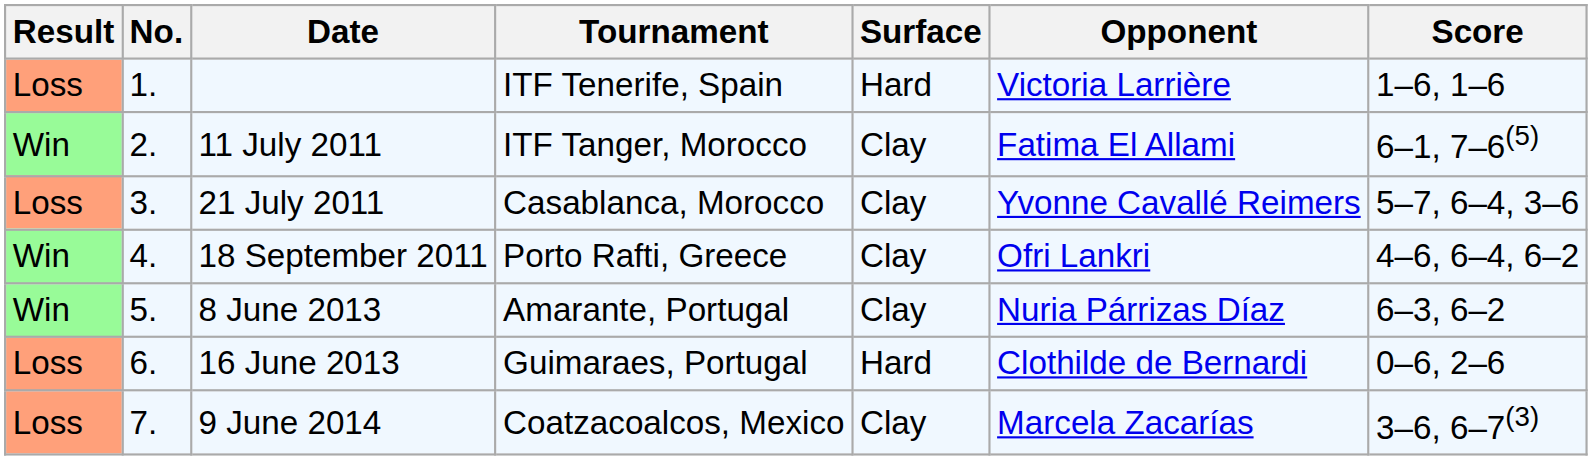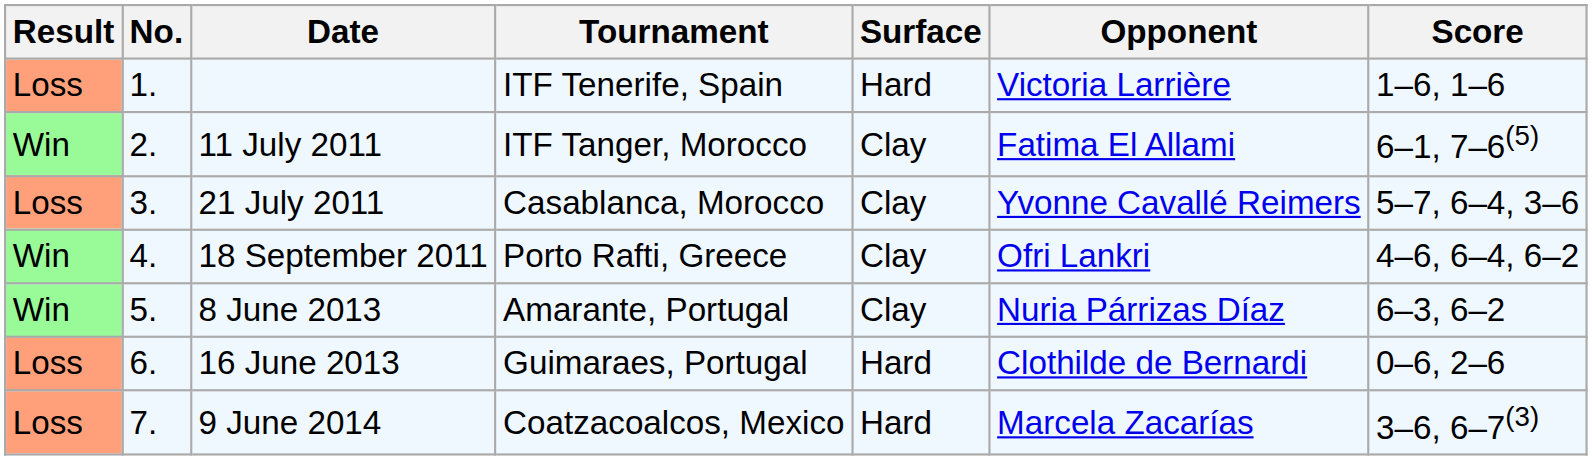(893, 421) Clay -> (896, 421) Hard
